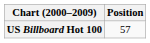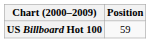(125, 29) 57 -> (125, 29) 59
